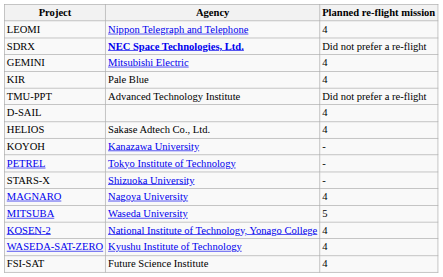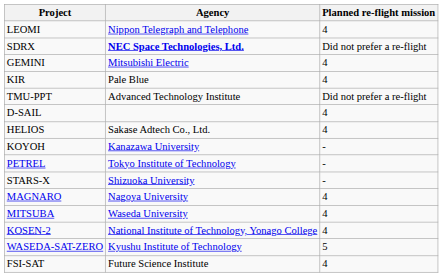(325, 213) 5 -> (325, 213) 4
(325, 247) 4 -> (325, 247) 5
